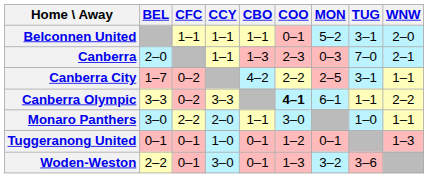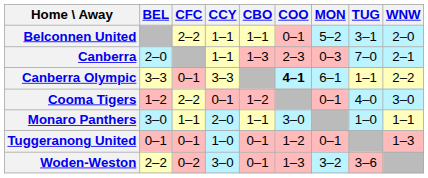(189, 36) 1–1 -> (189, 36) 2–2
- row: (93, 78)
(189, 99) 0–2 -> (189, 78) 0–1
+ row: (92, 99)
(189, 120) 2–2 -> (189, 120) 1–1
(189, 162) 0–1 -> (189, 162) 0–2
